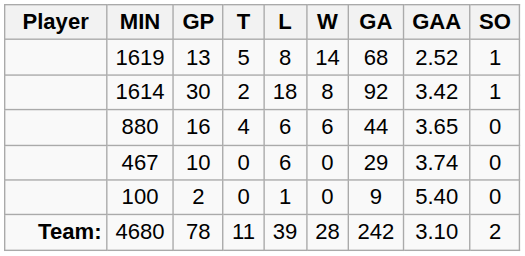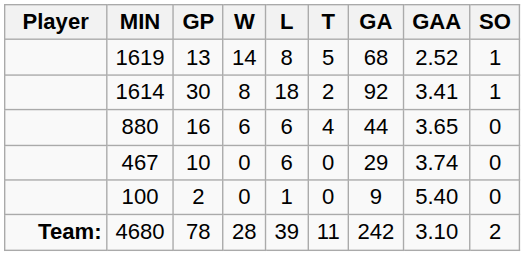columns swapped: (327, 22) <-> (244, 22)
(437, 92) 3.42 -> (437, 92) 3.41
